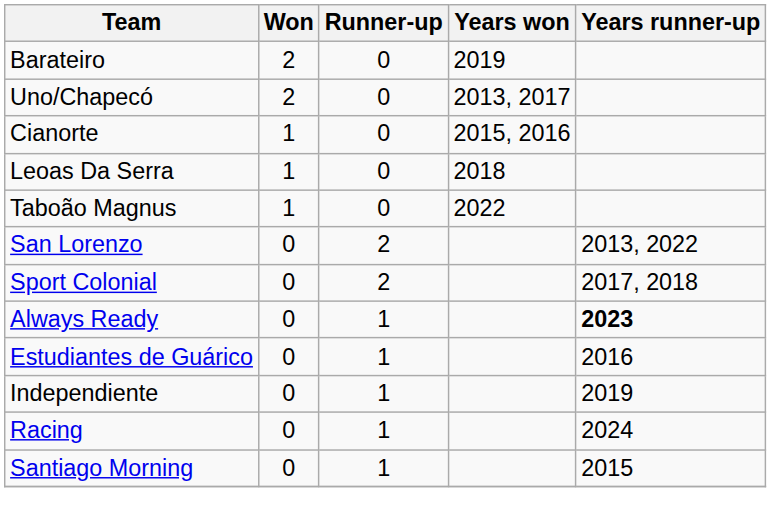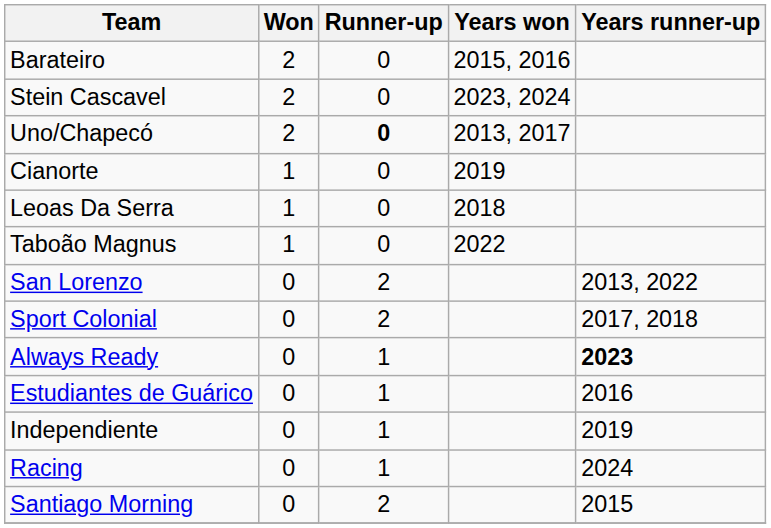(479, 60) 2019 -> (512, 60) 2015, 2016
+ row: (88, 97)
(384, 97) normal -> (384, 134) bold
(512, 134) 2015, 2016 -> (479, 171) 2019
(384, 467) 1 -> (384, 504) 2
